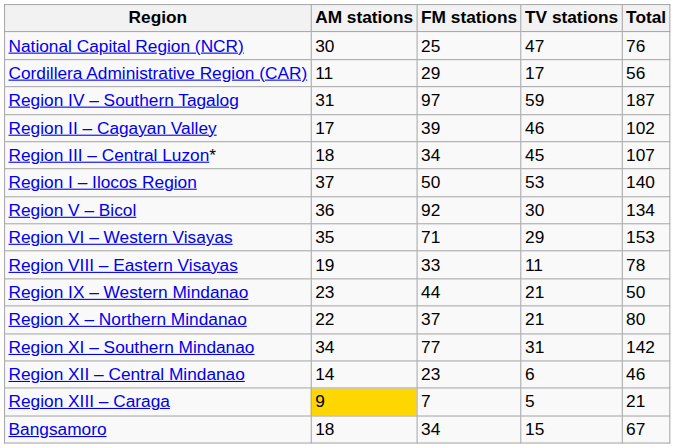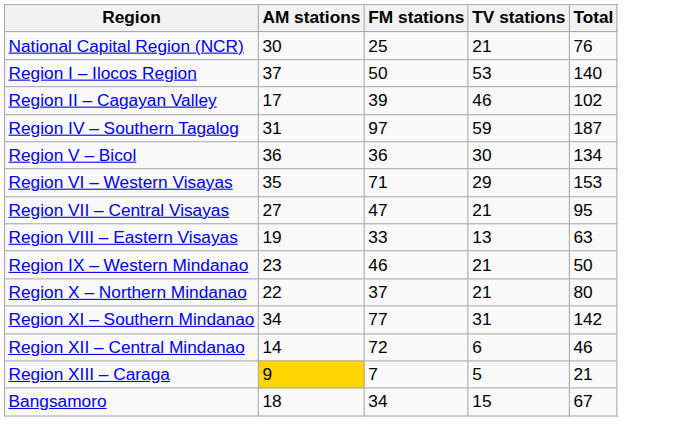(535, 45) 47 -> (482, 45) 21
- row: (158, 73)
rows swapped: (103, 182) <-> (124, 100)
- row: (112, 155)
(431, 210) 92 -> (378, 155) 36
+ row: (119, 210)
(534, 264) 11 -> (482, 237) 13
(636, 264) 78 -> (583, 237) 63
(431, 292) 44 -> (378, 264) 46
(431, 374) 23 -> (378, 347) 72
